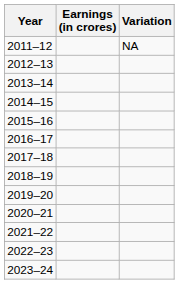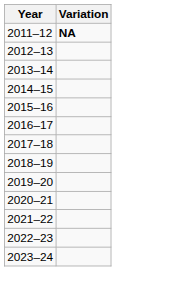- column: (88, 21)
(130, 46) normal -> (67, 33) bold
